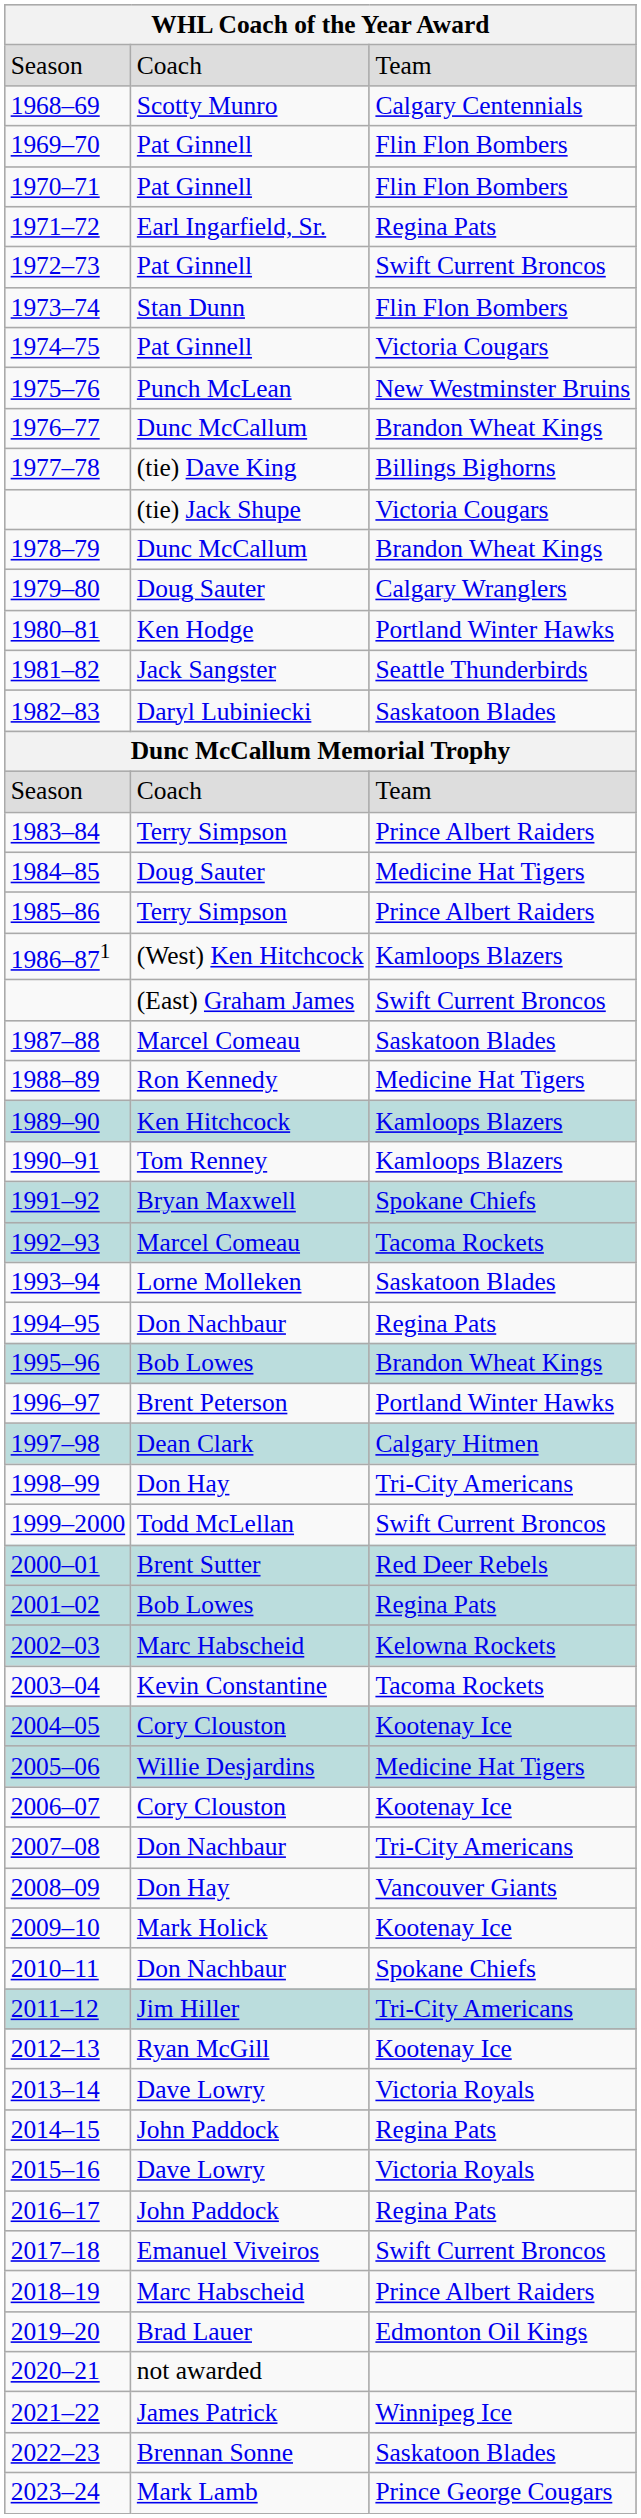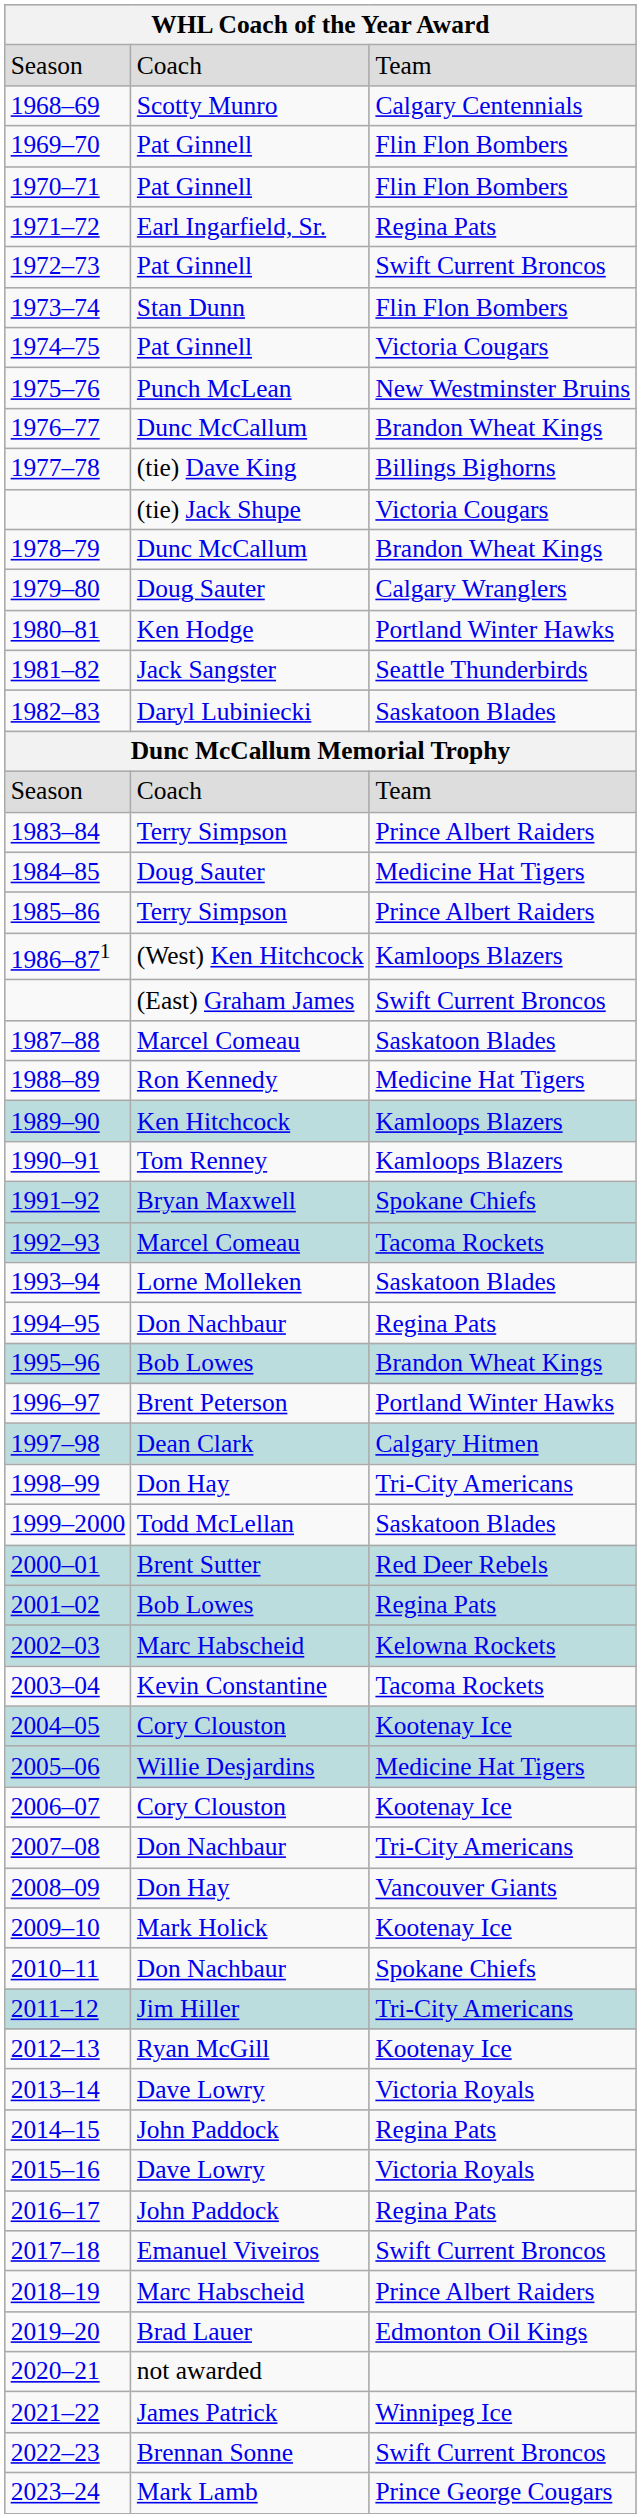(491, 1524) Swift Current Broncos -> (466, 1524) Saskatoon Blades
(466, 2452) Saskatoon Blades -> (491, 2452) Swift Current Broncos
